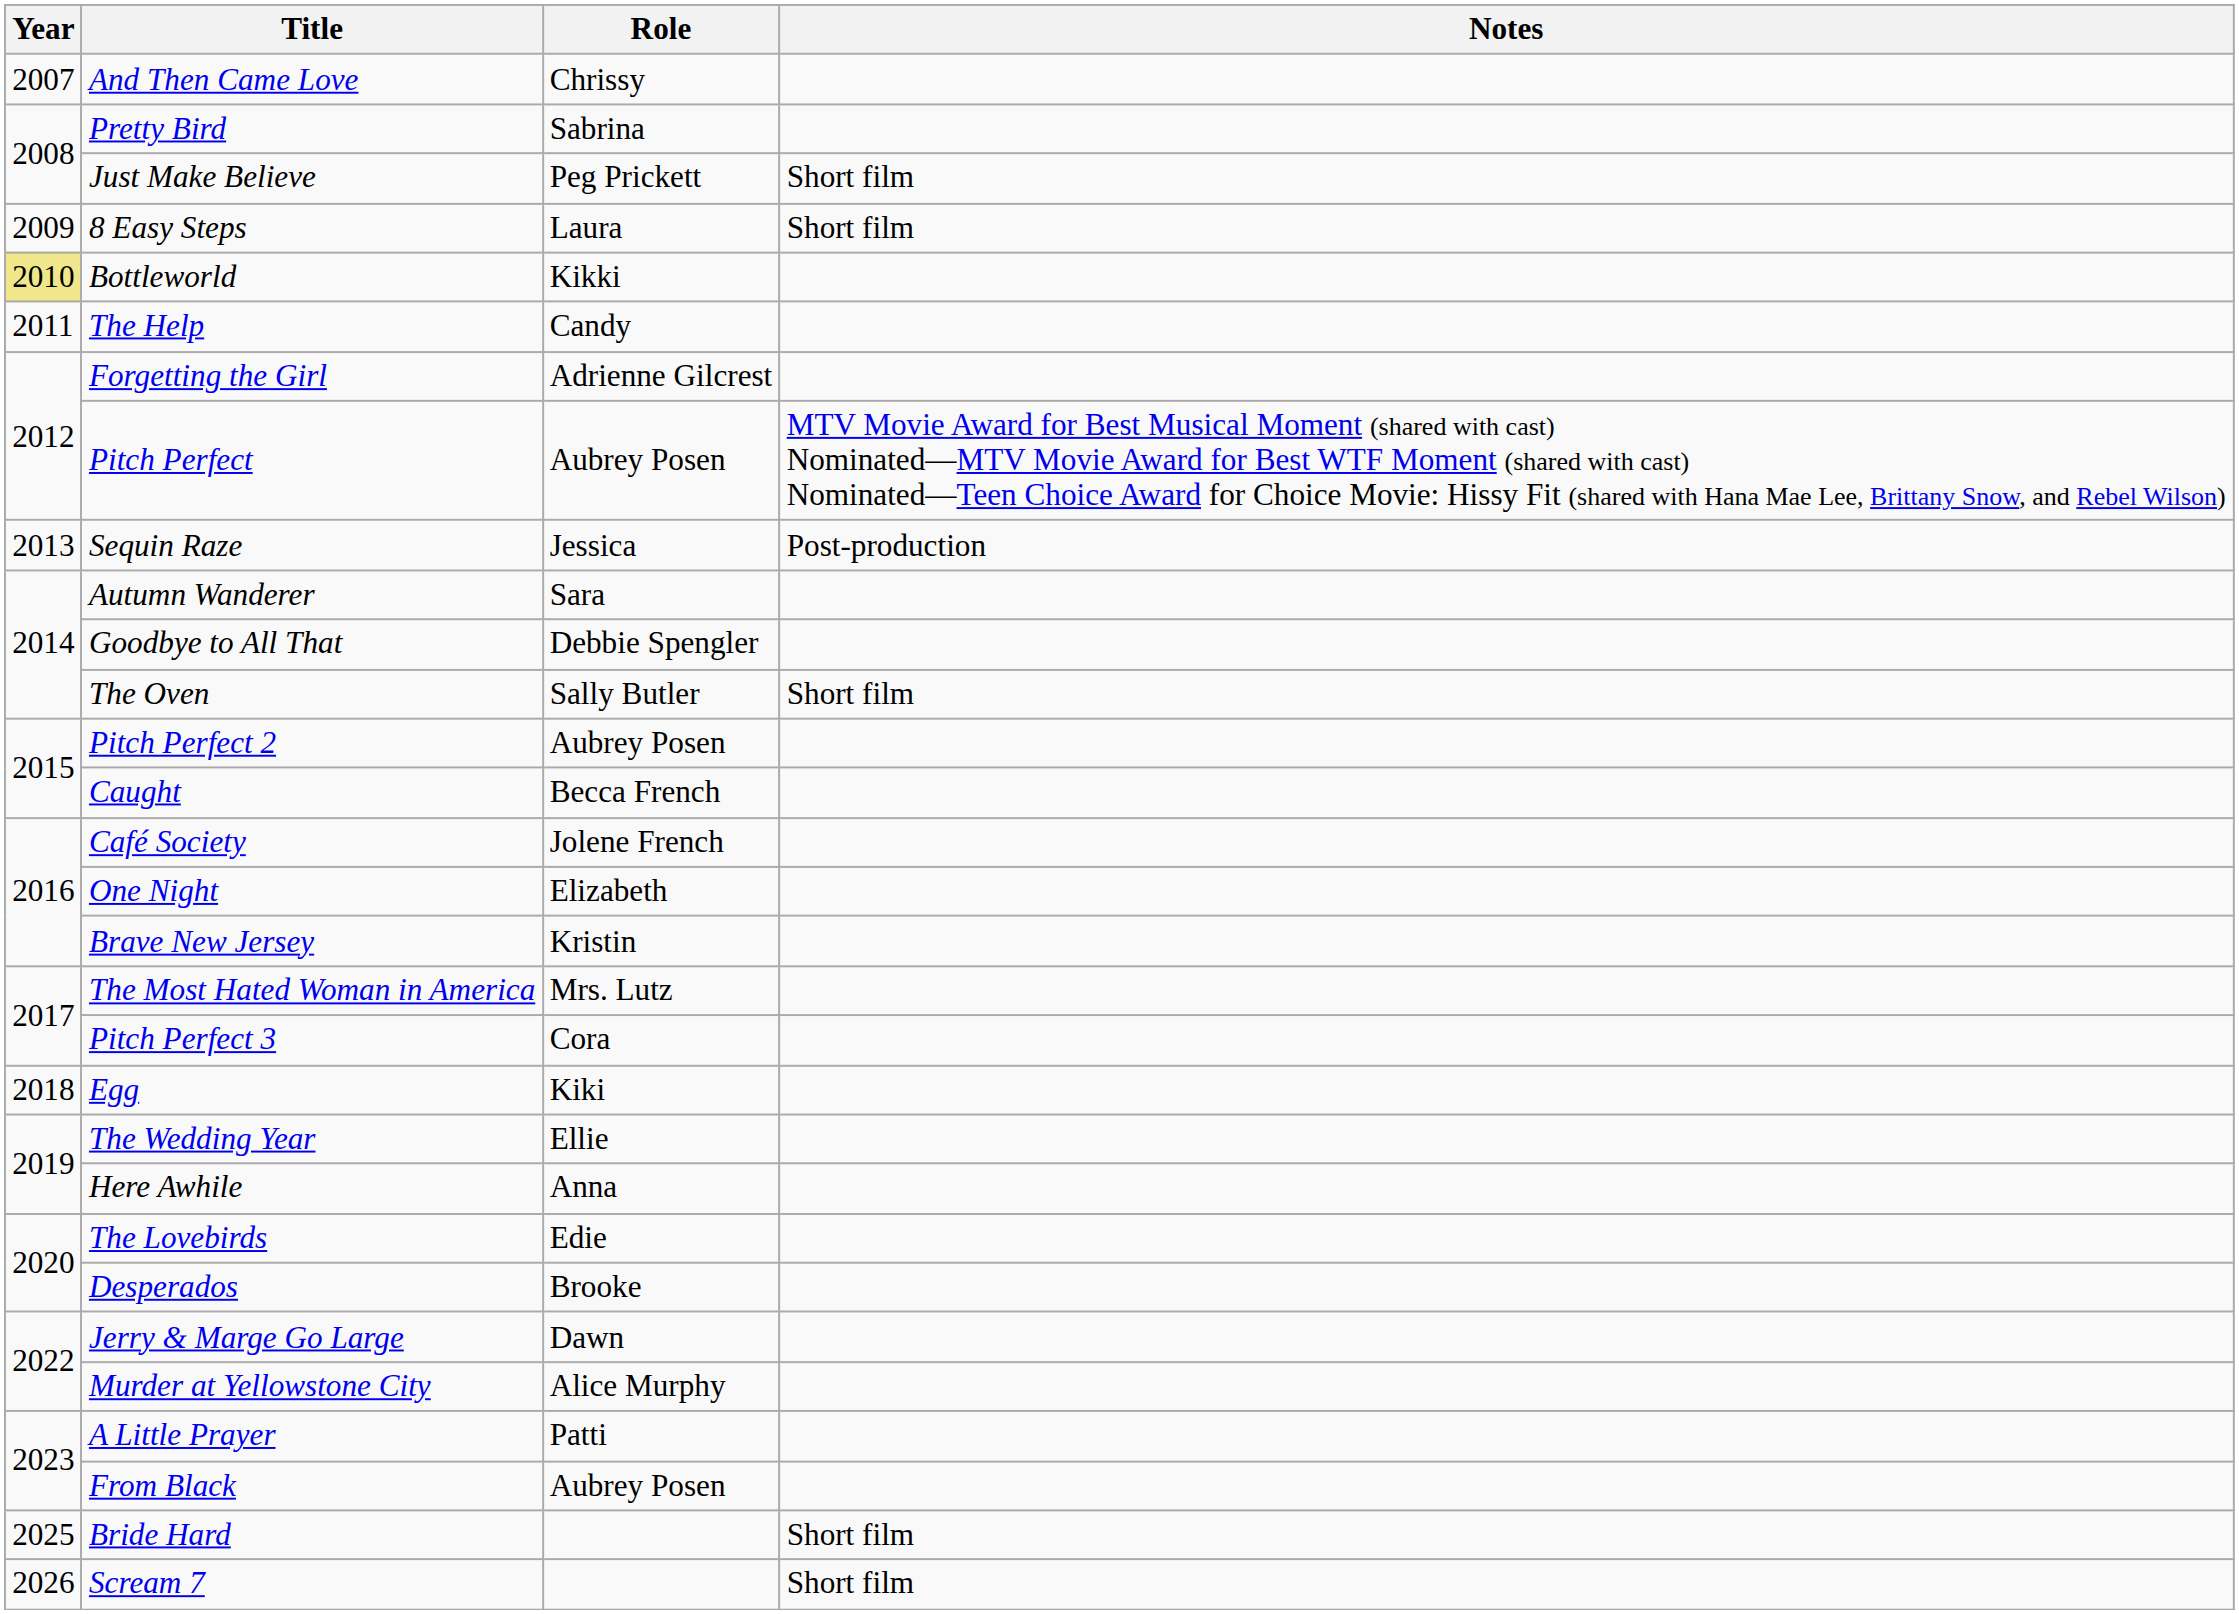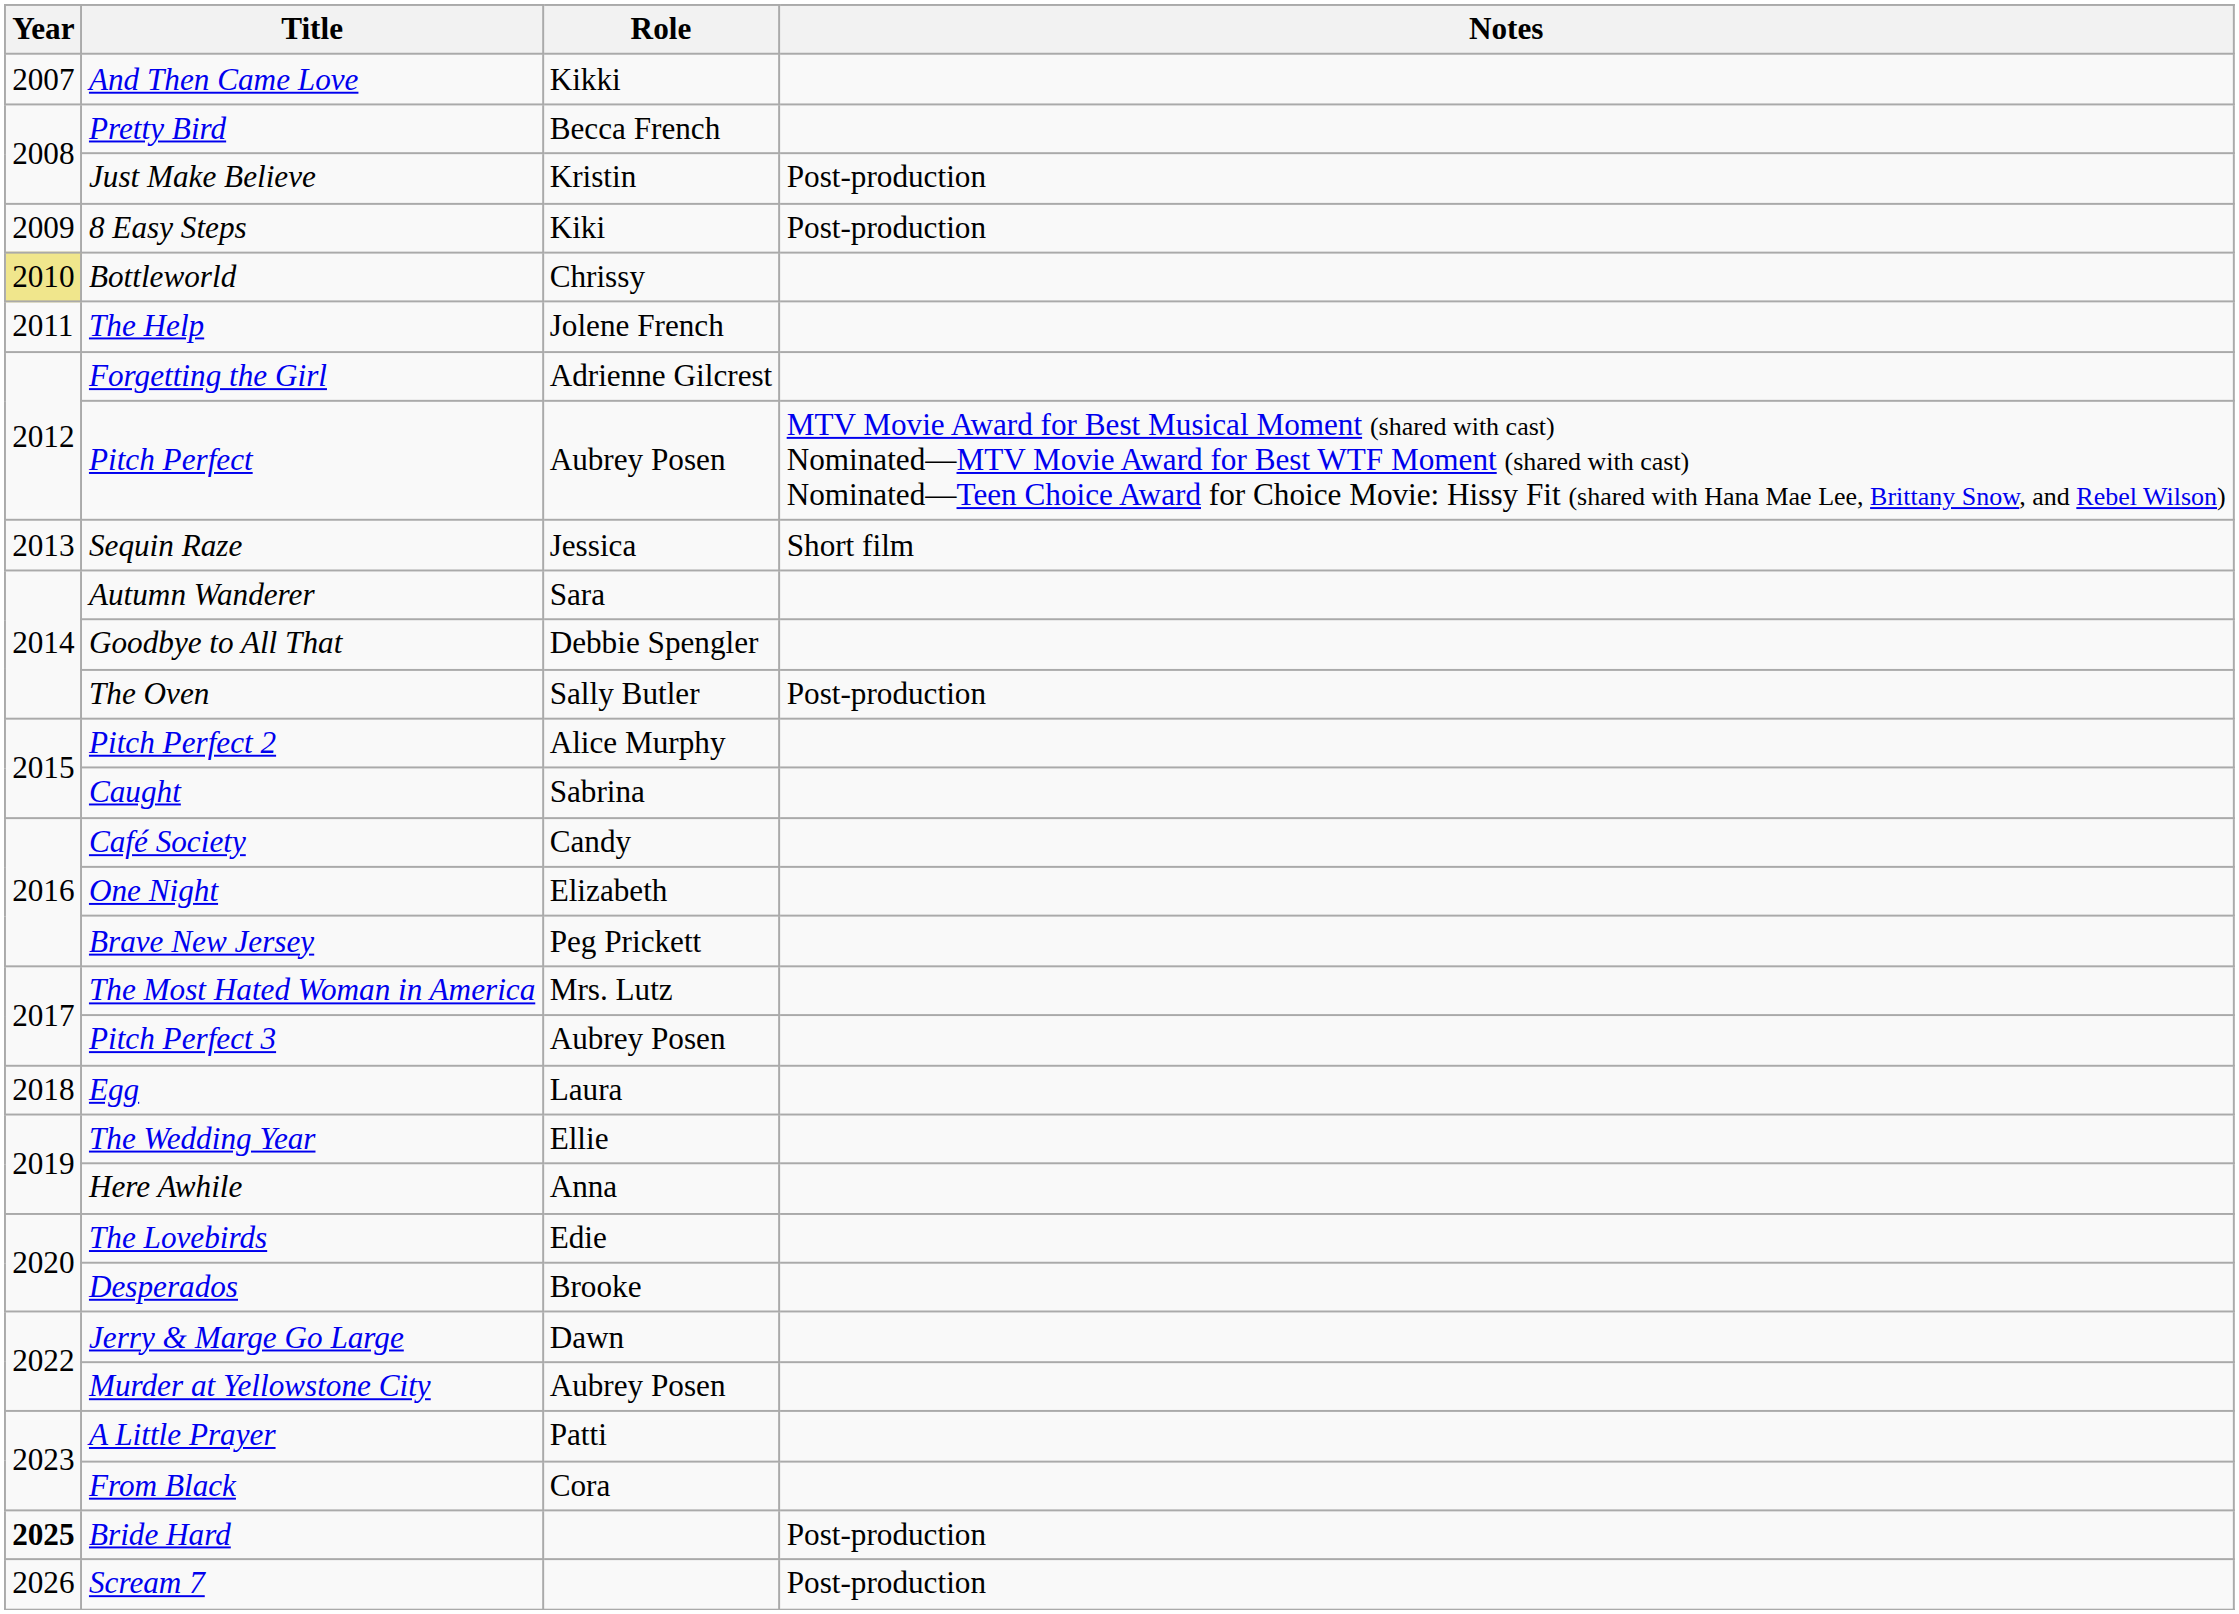(597, 78) Chrissy -> (585, 78) Kikki
(597, 128) Sabrina -> (635, 128) Becca French
(625, 177) Peg Prickett -> (593, 177) Kristin
(850, 177) Short film -> (886, 177) Post-production
(586, 227) Laura -> (577, 227) Kiki
(850, 227) Short film -> (886, 227) Post-production
(585, 276) Kikki -> (597, 276) Chrissy
(590, 326) Candy -> (637, 326) Jolene French
(886, 544) Post-production -> (850, 544) Short film
(850, 693) Short film -> (886, 693) Post-production
(638, 742) Aubrey Posen -> (638, 742) Alice Murphy
(635, 792) Becca French -> (597, 792) Sabrina
(637, 841) Jolene French -> (590, 841) Candy
(593, 940) Kristin -> (625, 940) Peg Prickett
(580, 1039) Cora -> (638, 1039) Aubrey Posen
(577, 1089) Kiki -> (586, 1089) Laura
(638, 1385) Alice Murphy -> (638, 1385) Aubrey Posen
(638, 1484) Aubrey Posen -> (580, 1484) Cora
(43, 1534) normal -> (43, 1534) bold
(850, 1534) Short film -> (886, 1534) Post-production
(850, 1583) Short film -> (886, 1583) Post-production
